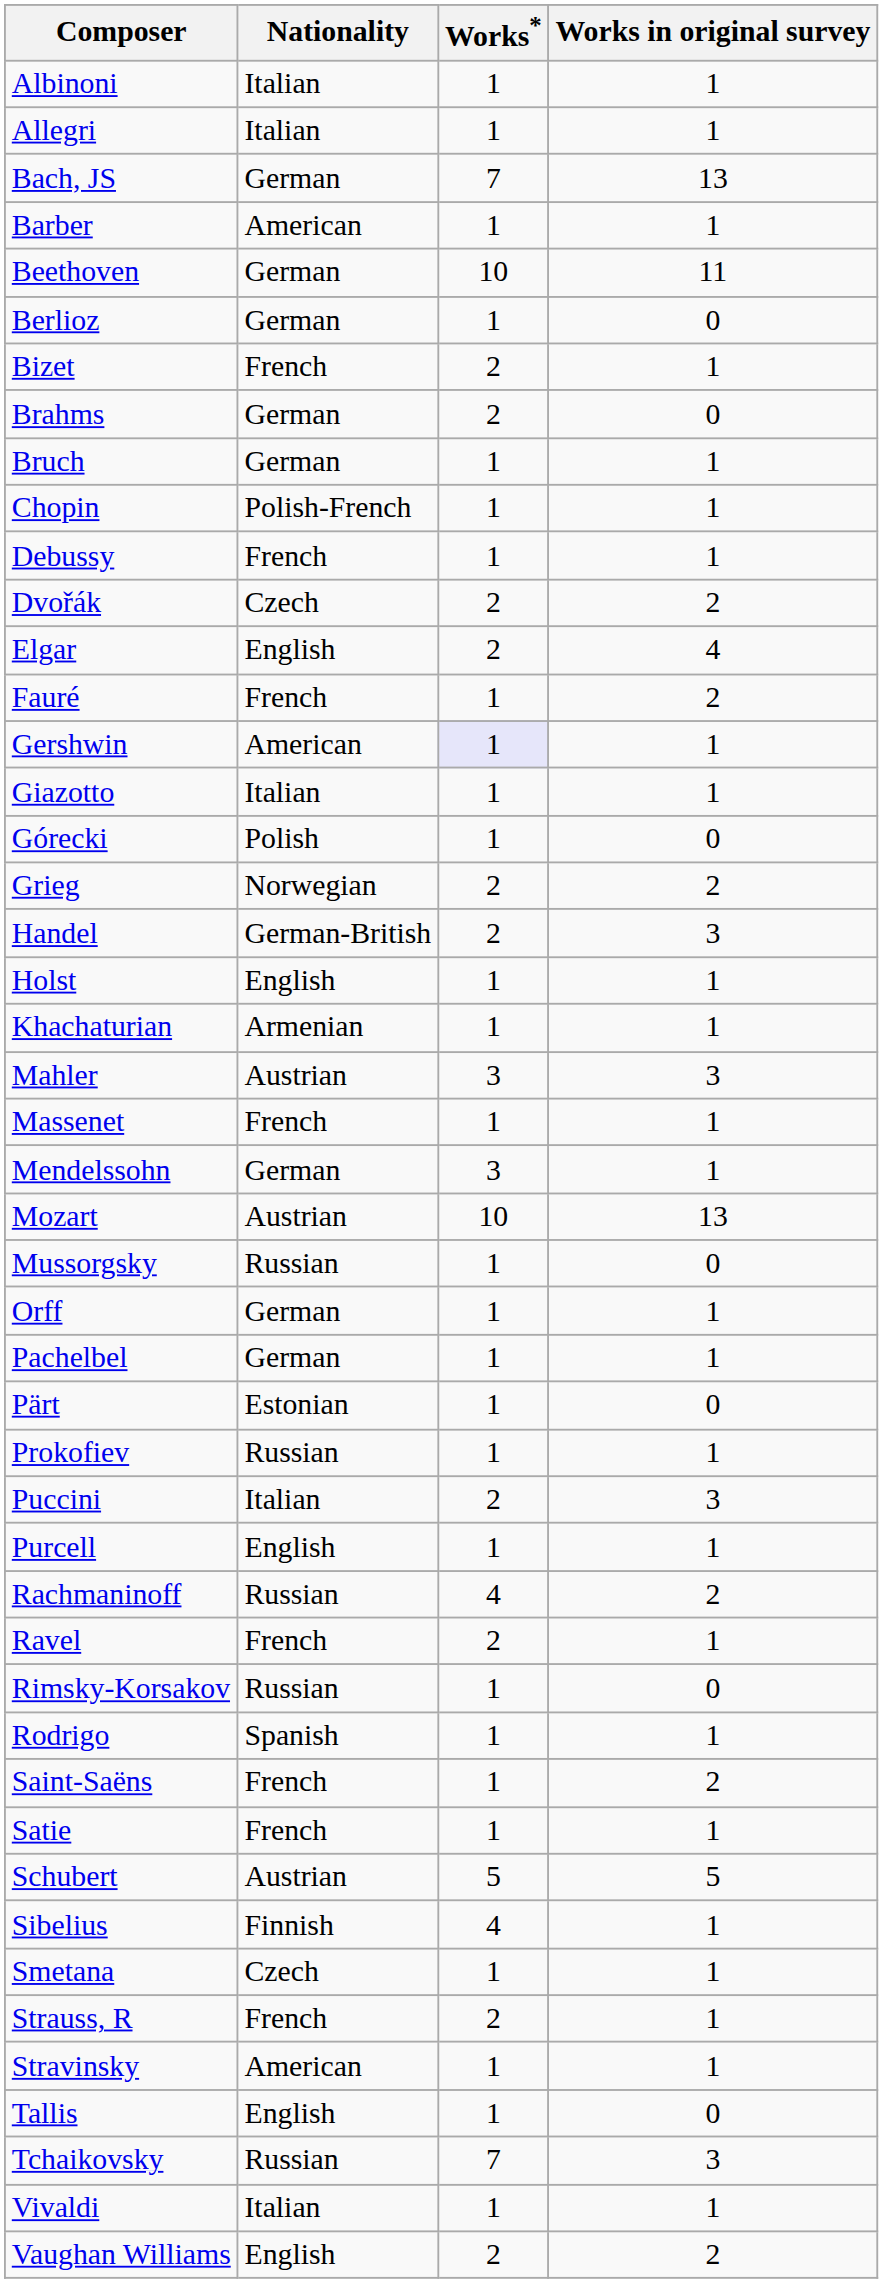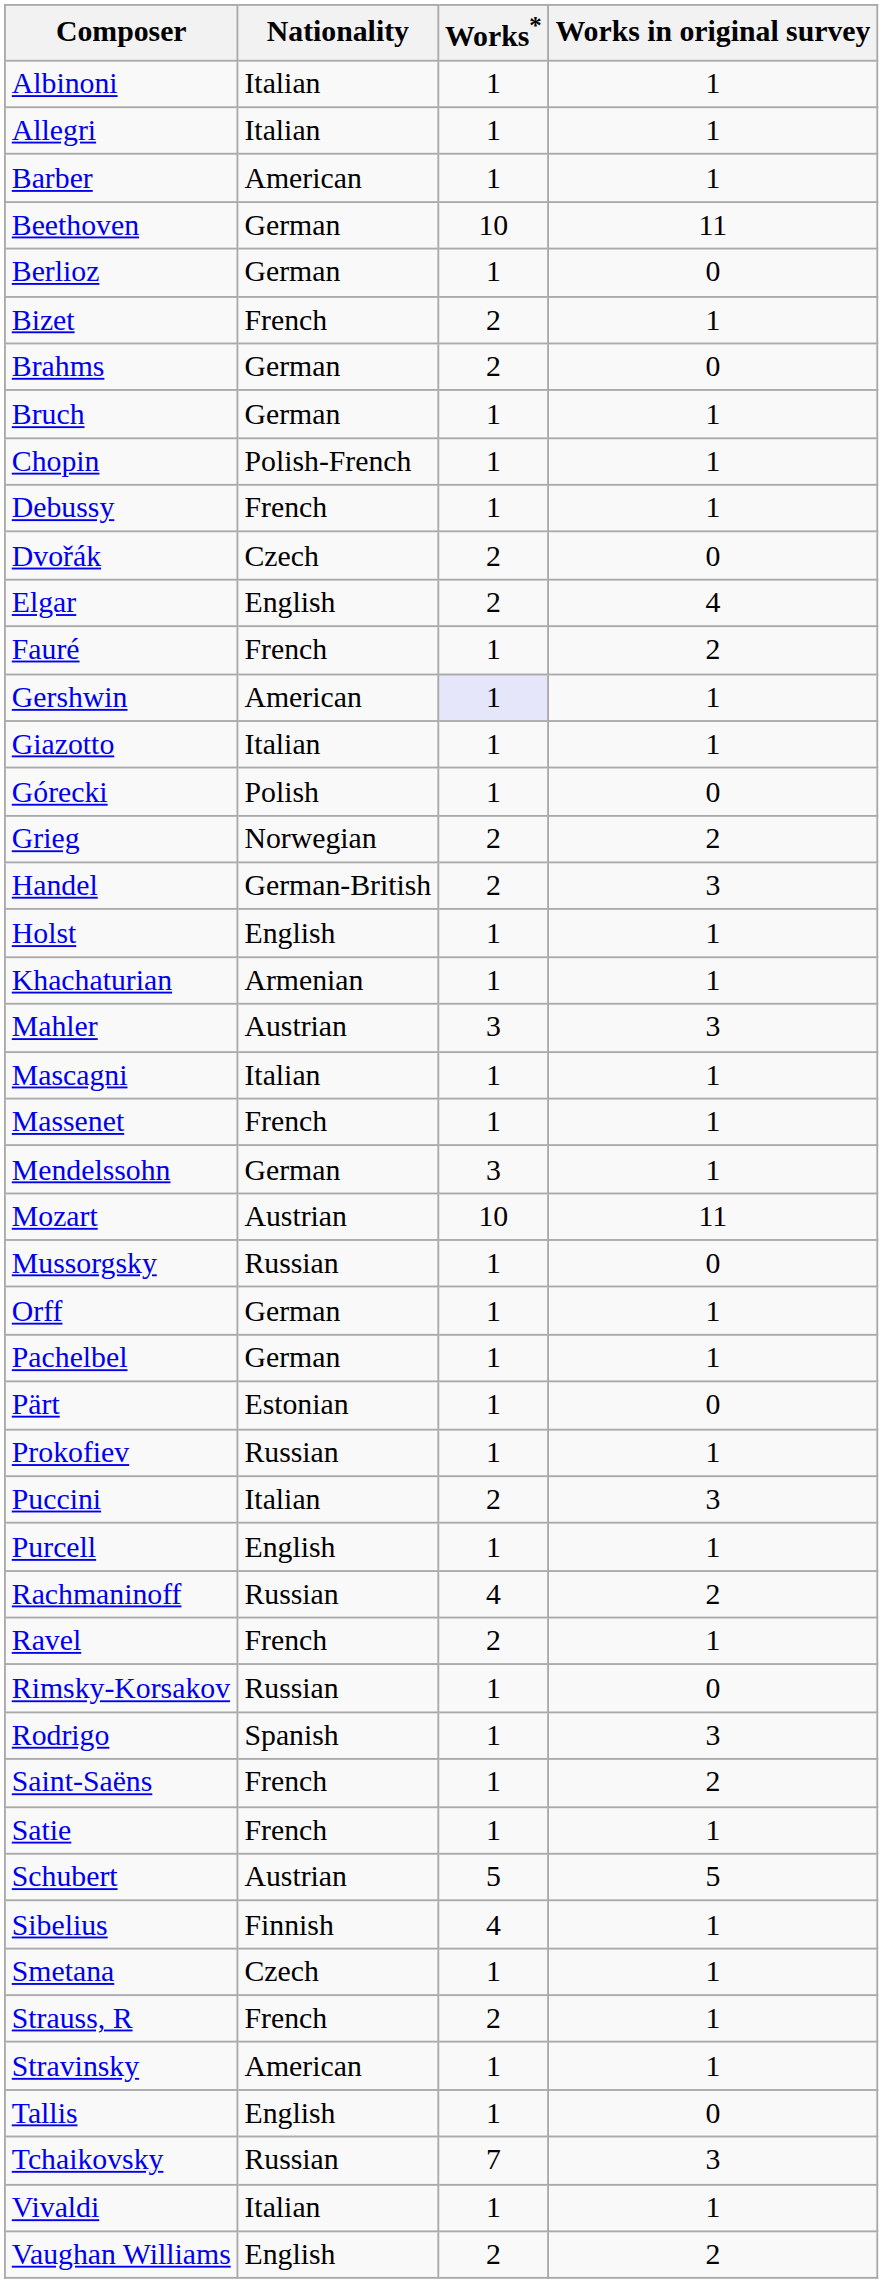- row: (64, 177)
(713, 602) 2 -> (713, 555) 0
+ row: (70, 1074)
(713, 1216) 13 -> (713, 1216) 11
(713, 1735) 1 -> (713, 1735) 3
